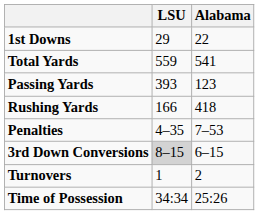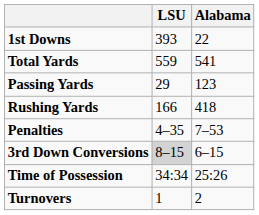(162, 38) 29 -> (166, 38) 393
(166, 84) 393 -> (162, 84) 29
rows swapped: (40, 175) <-> (65, 198)
